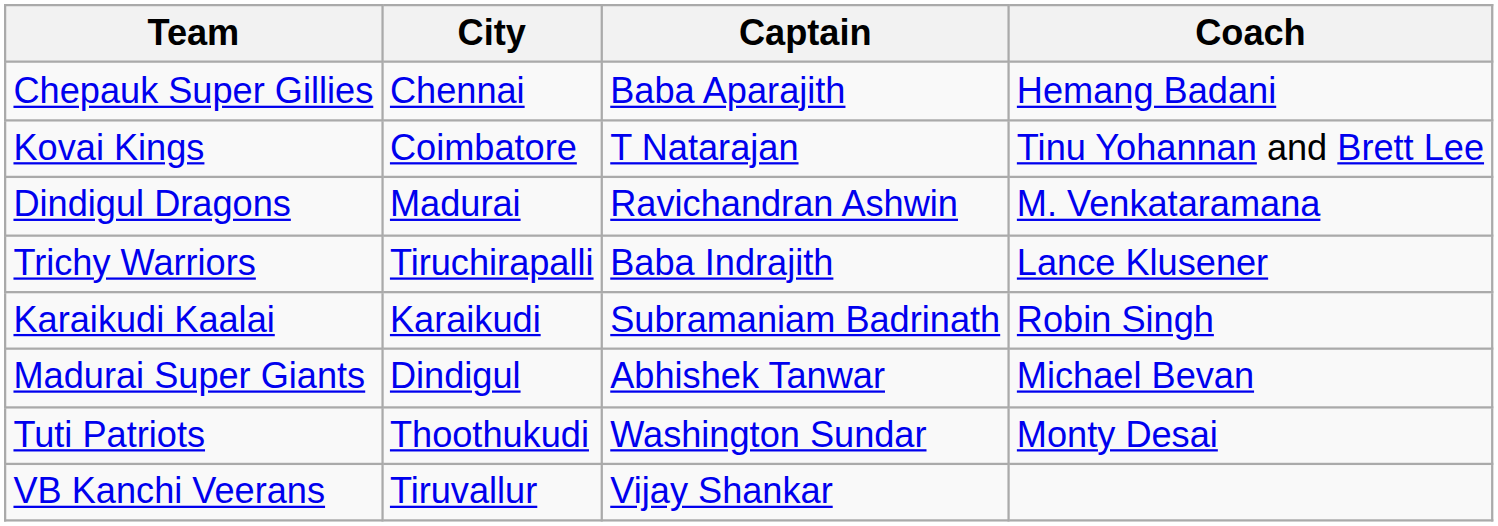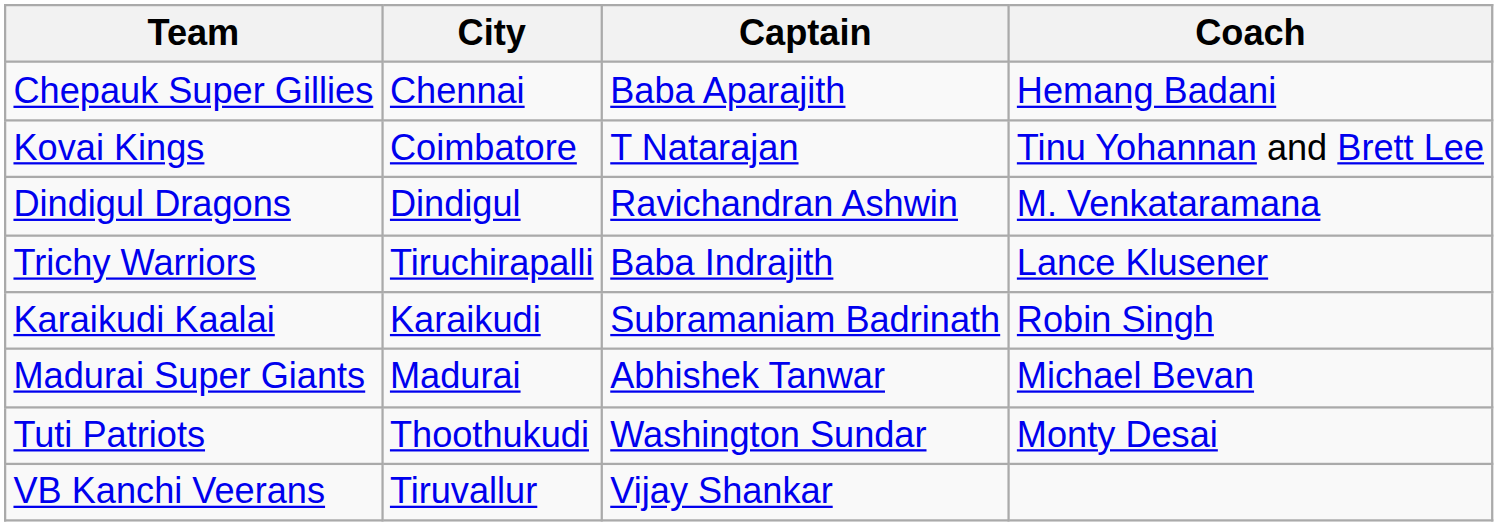(455, 205) Madurai -> (455, 205) Dindigul
(455, 377) Dindigul -> (455, 377) Madurai
